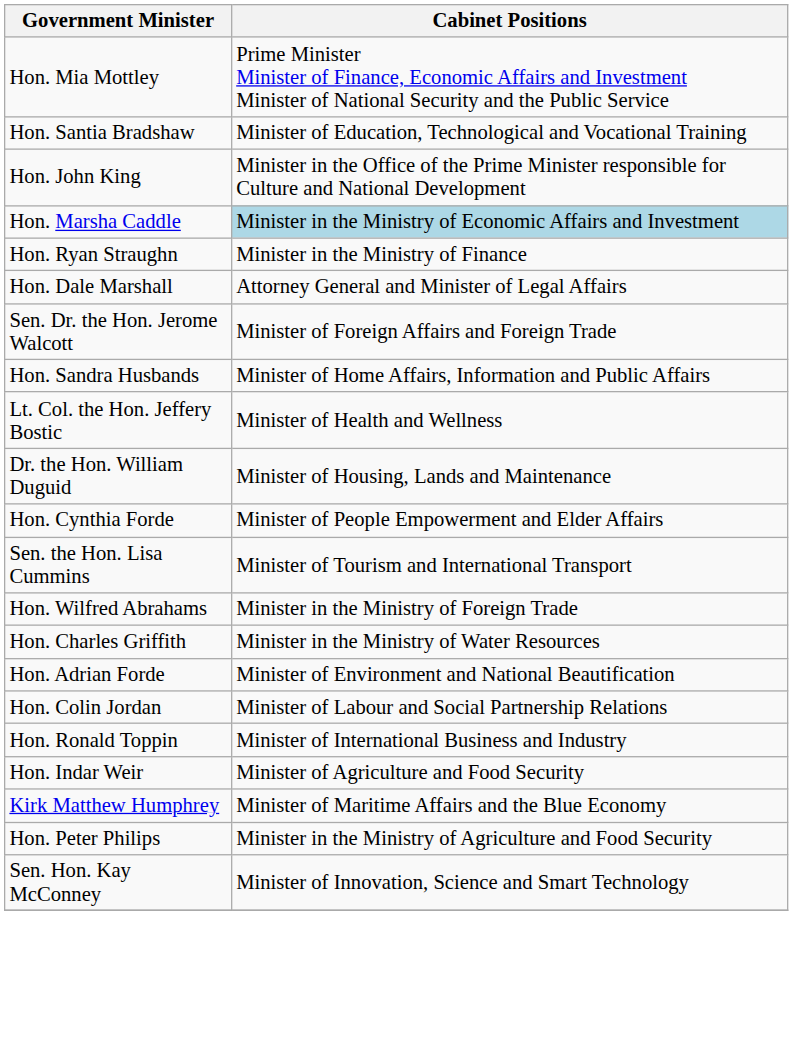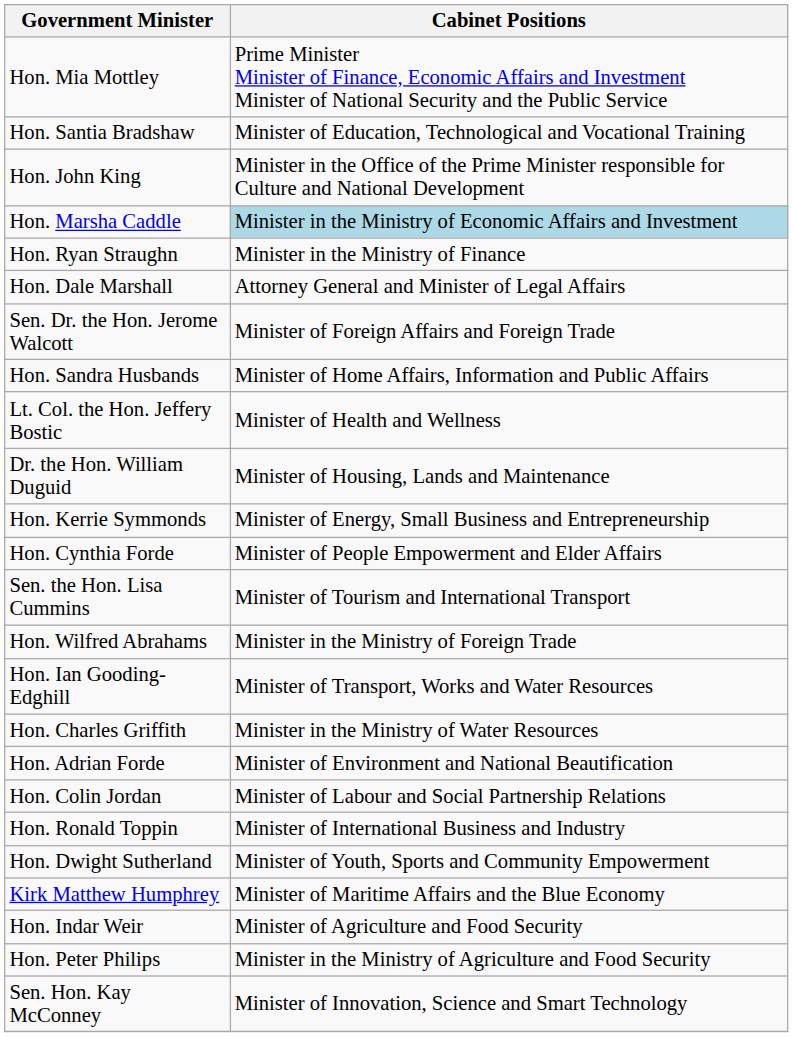+ row: (108, 520)
+ row: (88, 686)
+ row: (111, 861)
rows swapped: (114, 805) <-> (76, 772)
